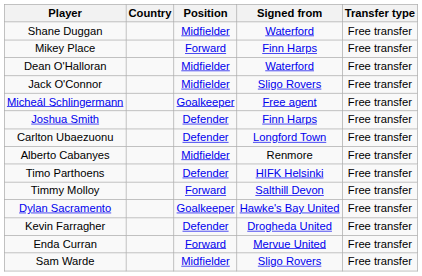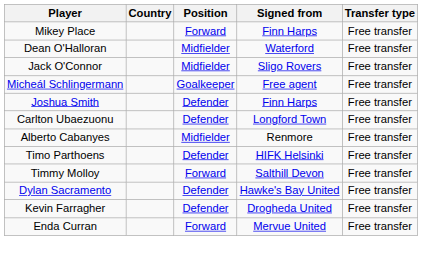- row: (65, 31)
(206, 208) Goalkeeper -> (206, 191) Defender
- row: (65, 262)
